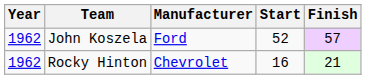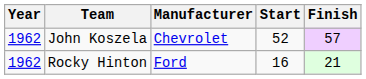(170, 39) Ford -> (191, 39) Chevrolet
(191, 62) Chevrolet -> (170, 62) Ford
